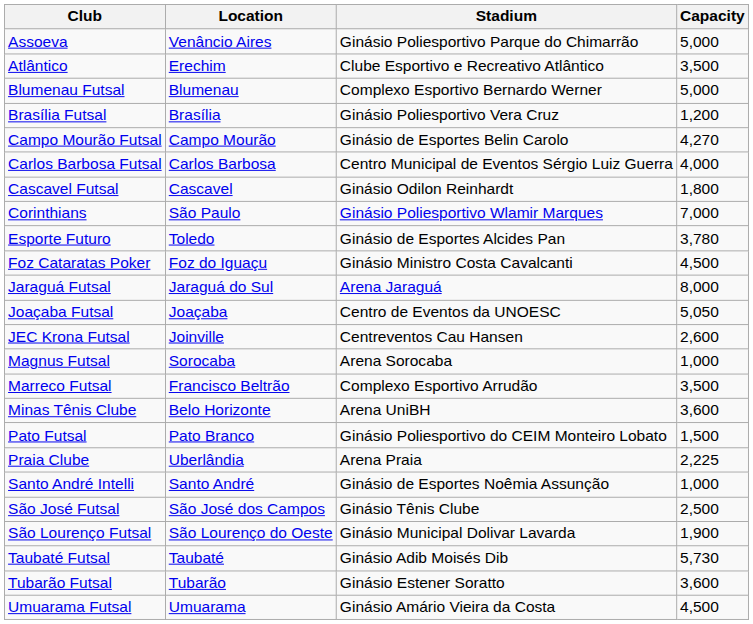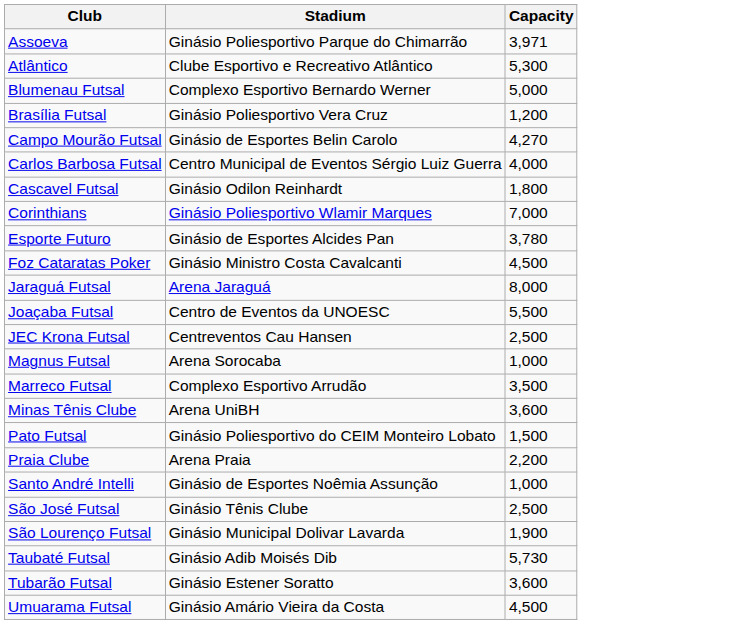- column: (251, 16)
(699, 41) 5,000 -> (528, 41) 3,971
(699, 66) 3,500 -> (528, 66) 5,300
(699, 312) 5,050 -> (528, 312) 5,500
(699, 336) 2,600 -> (528, 336) 2,500
(699, 459) 2,225 -> (528, 459) 2,200
